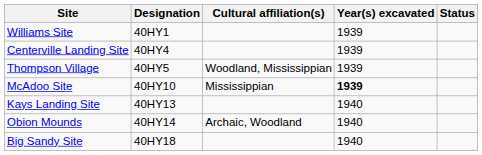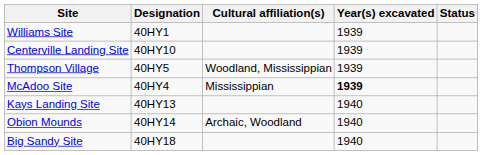(152, 50) 40HY4 -> (155, 50) 40HY10
(155, 86) 40HY10 -> (152, 86) 40HY4
